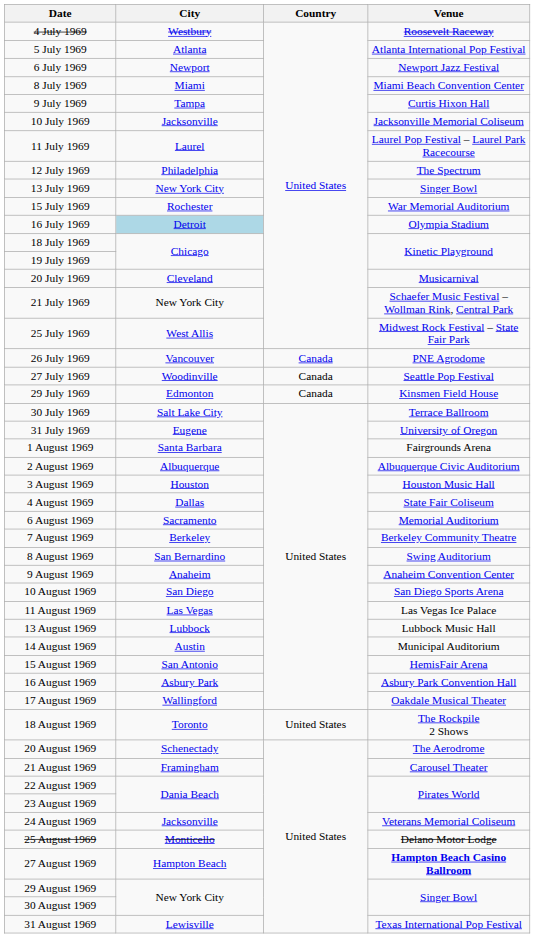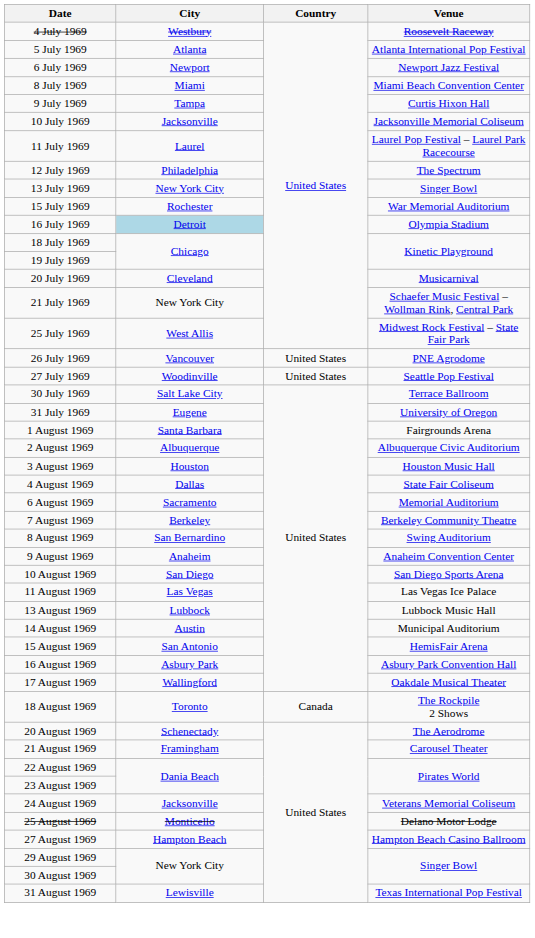(316, 358) Canada -> (316, 358) United States
(316, 376) Canada -> (316, 376) United States
- row: (60, 394)
(316, 724) United States -> (316, 706) Canada
(449, 863) bold -> (449, 839) normal
